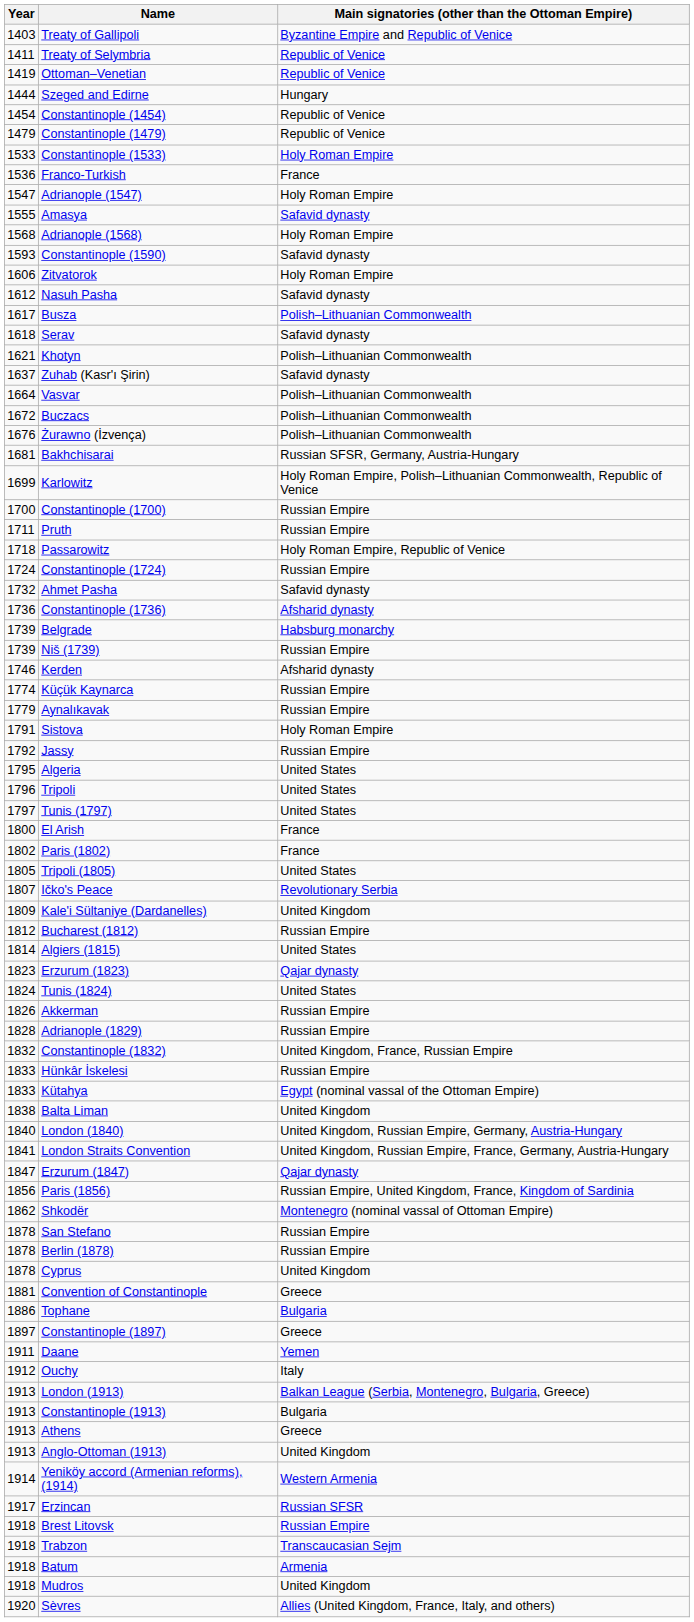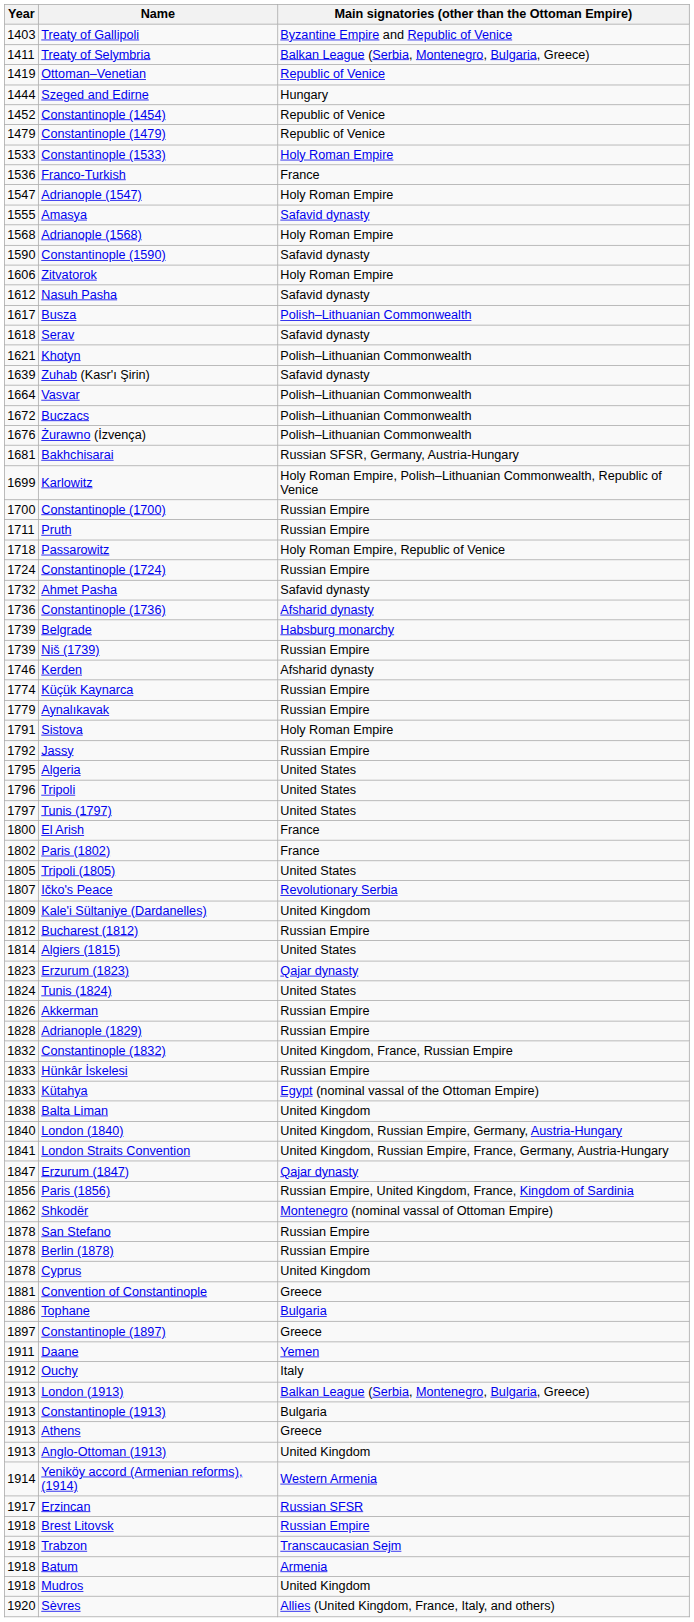(333, 54) Republic of Venice -> (435, 54) Balkan League (Serbia, Montenegro, Bulgaria, Greece)
(21, 114) 1454 -> (21, 114) 1452
(21, 255) 1593 -> (21, 255) 1590
(21, 375) 1637 -> (21, 375) 1639
